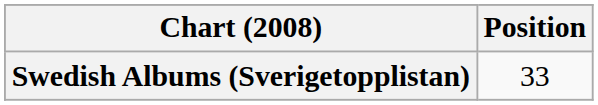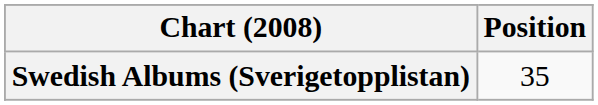(535, 75) 33 -> (535, 75) 35
